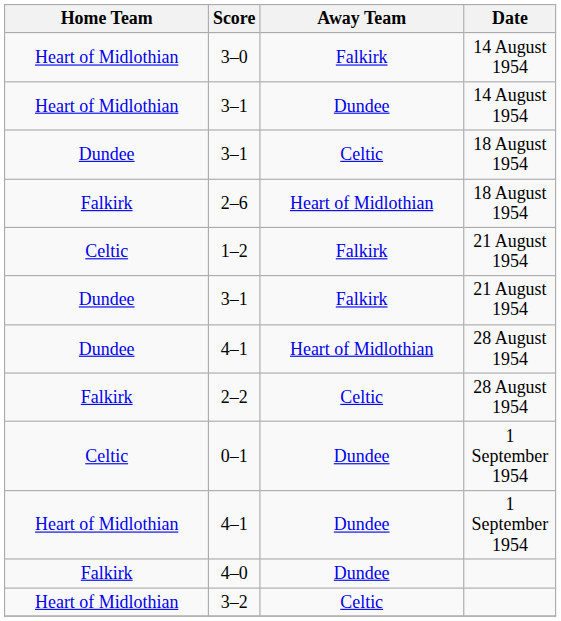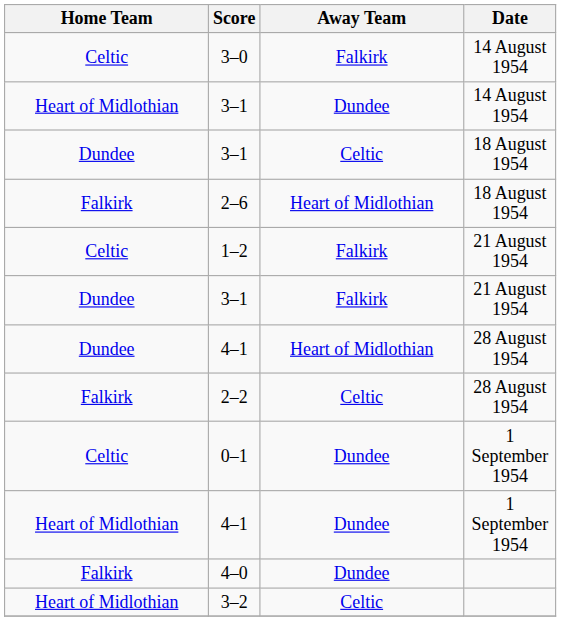(107, 57) Heart of Midlothian -> (107, 57) Celtic
